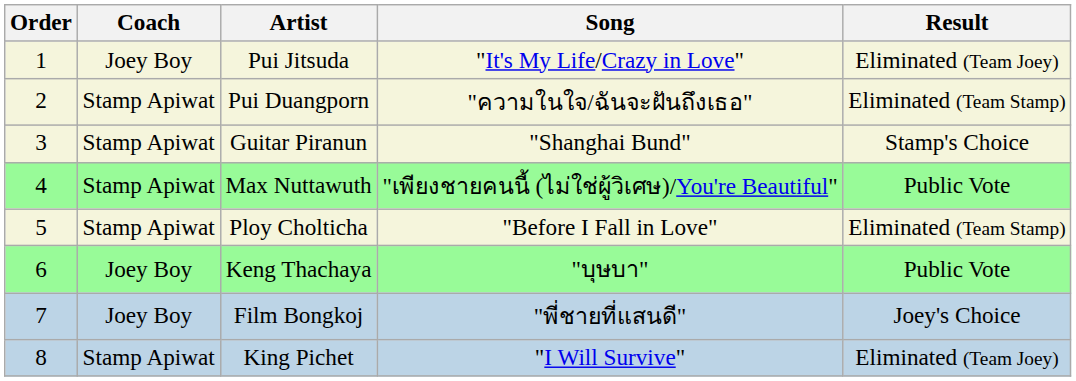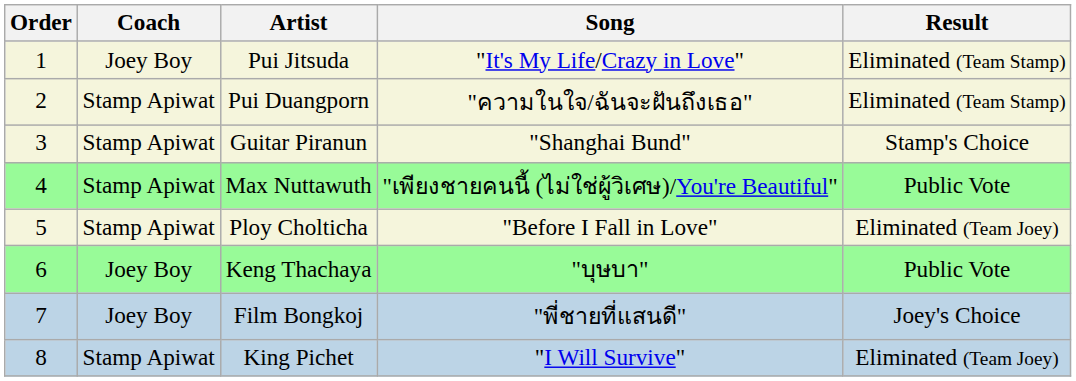(957, 59) Eliminated (Team Joey) -> (957, 59) Eliminated (Team Stamp)
(957, 227) Eliminated (Team Stamp) -> (957, 227) Eliminated (Team Joey)
